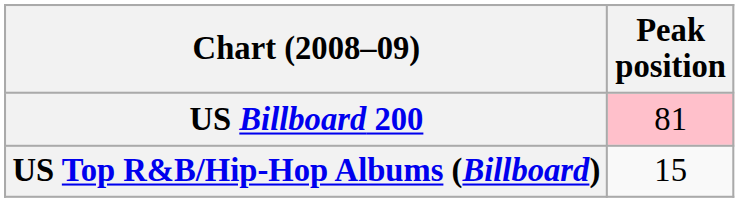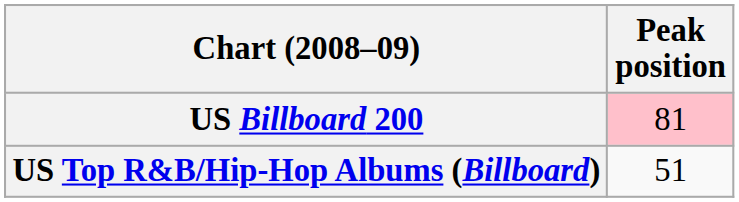(671, 170) 15 -> (671, 170) 51
